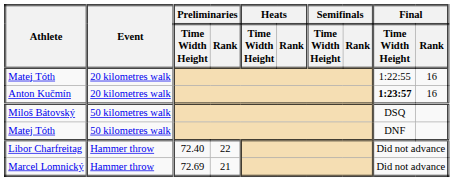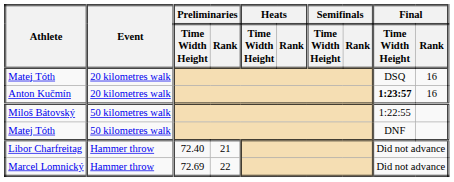(395, 77) 1:22:55 -> (395, 77) DSQ
(395, 113) DSQ -> (395, 113) 1:22:55
(225, 149) 22 -> (225, 149) 21
(225, 167) 21 -> (225, 167) 22
